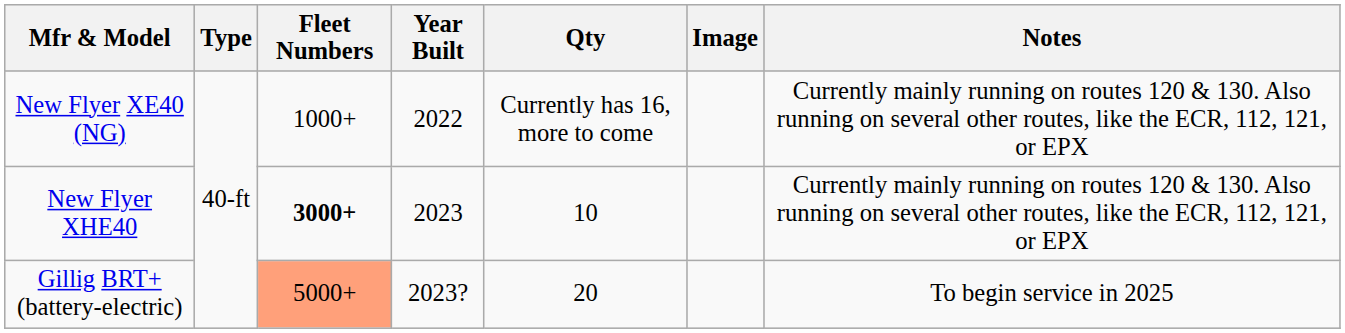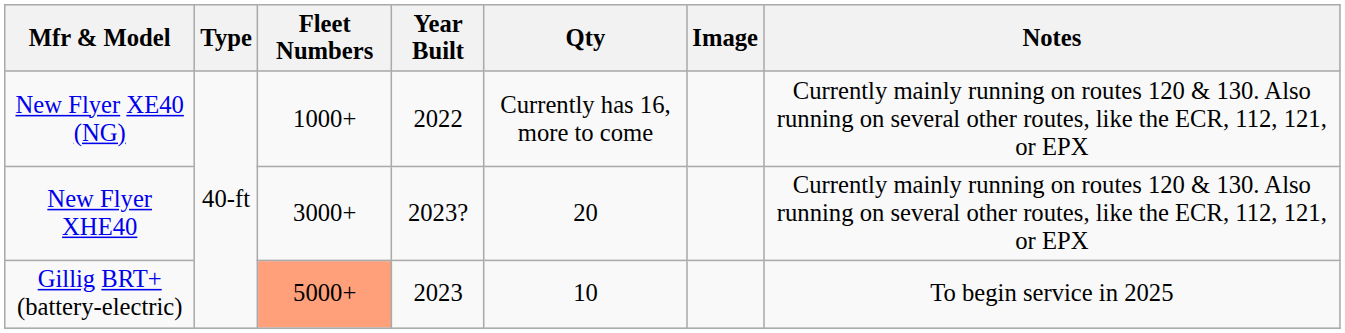(325, 213) bold -> (325, 213) normal
(438, 213) 2023 -> (438, 213) 2023?
(585, 213) 10 -> (585, 213) 20
(438, 293) 2023? -> (438, 293) 2023
(585, 293) 20 -> (585, 293) 10
